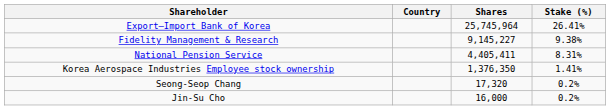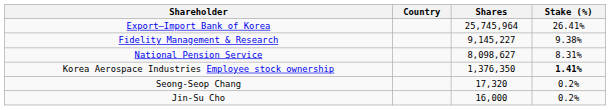(491, 55) 4,405,411 -> (491, 55) 8,098,627
(569, 69) normal -> (569, 69) bold
